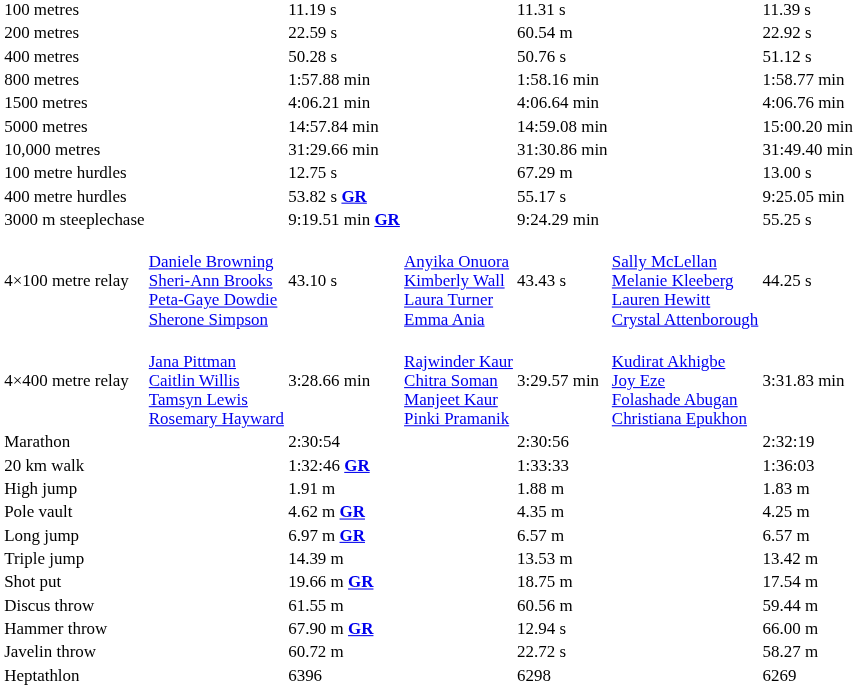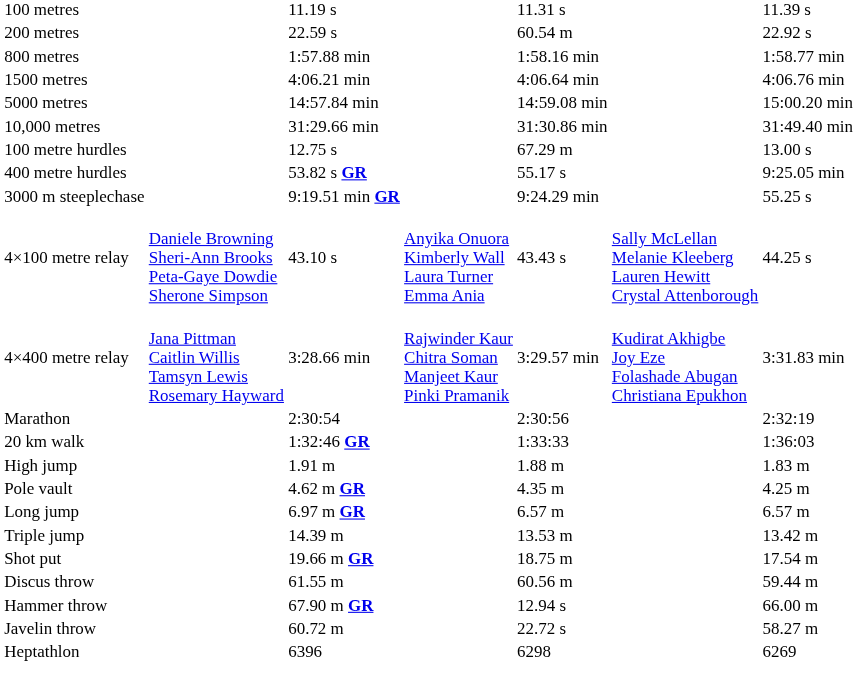- row: (42, 56)
